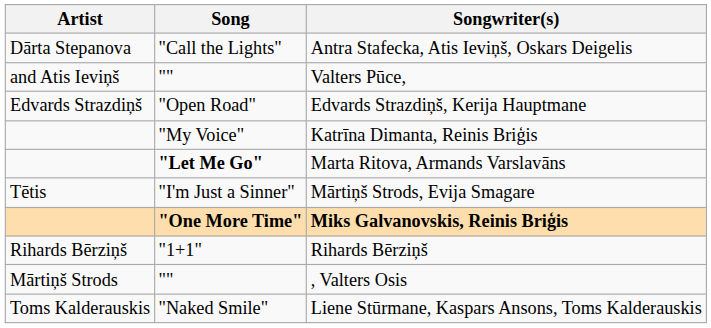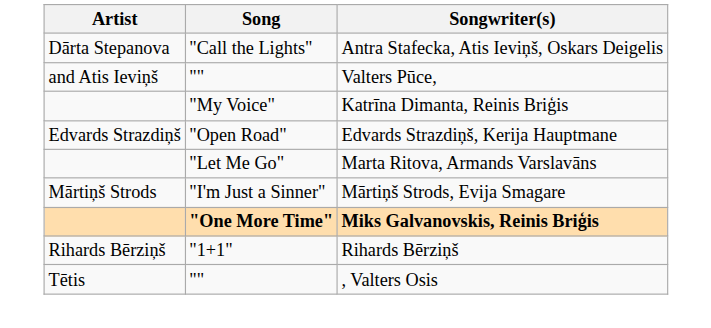rows swapped: (449, 105) <-> (424, 134)
(211, 163) bold -> (237, 163) normal
(28, 192) Tētis -> (103, 192) Mārtiņš Strods
(64, 279) Mārtiņš Strods -> (67, 279) Tētis
- row: (506, 308)
